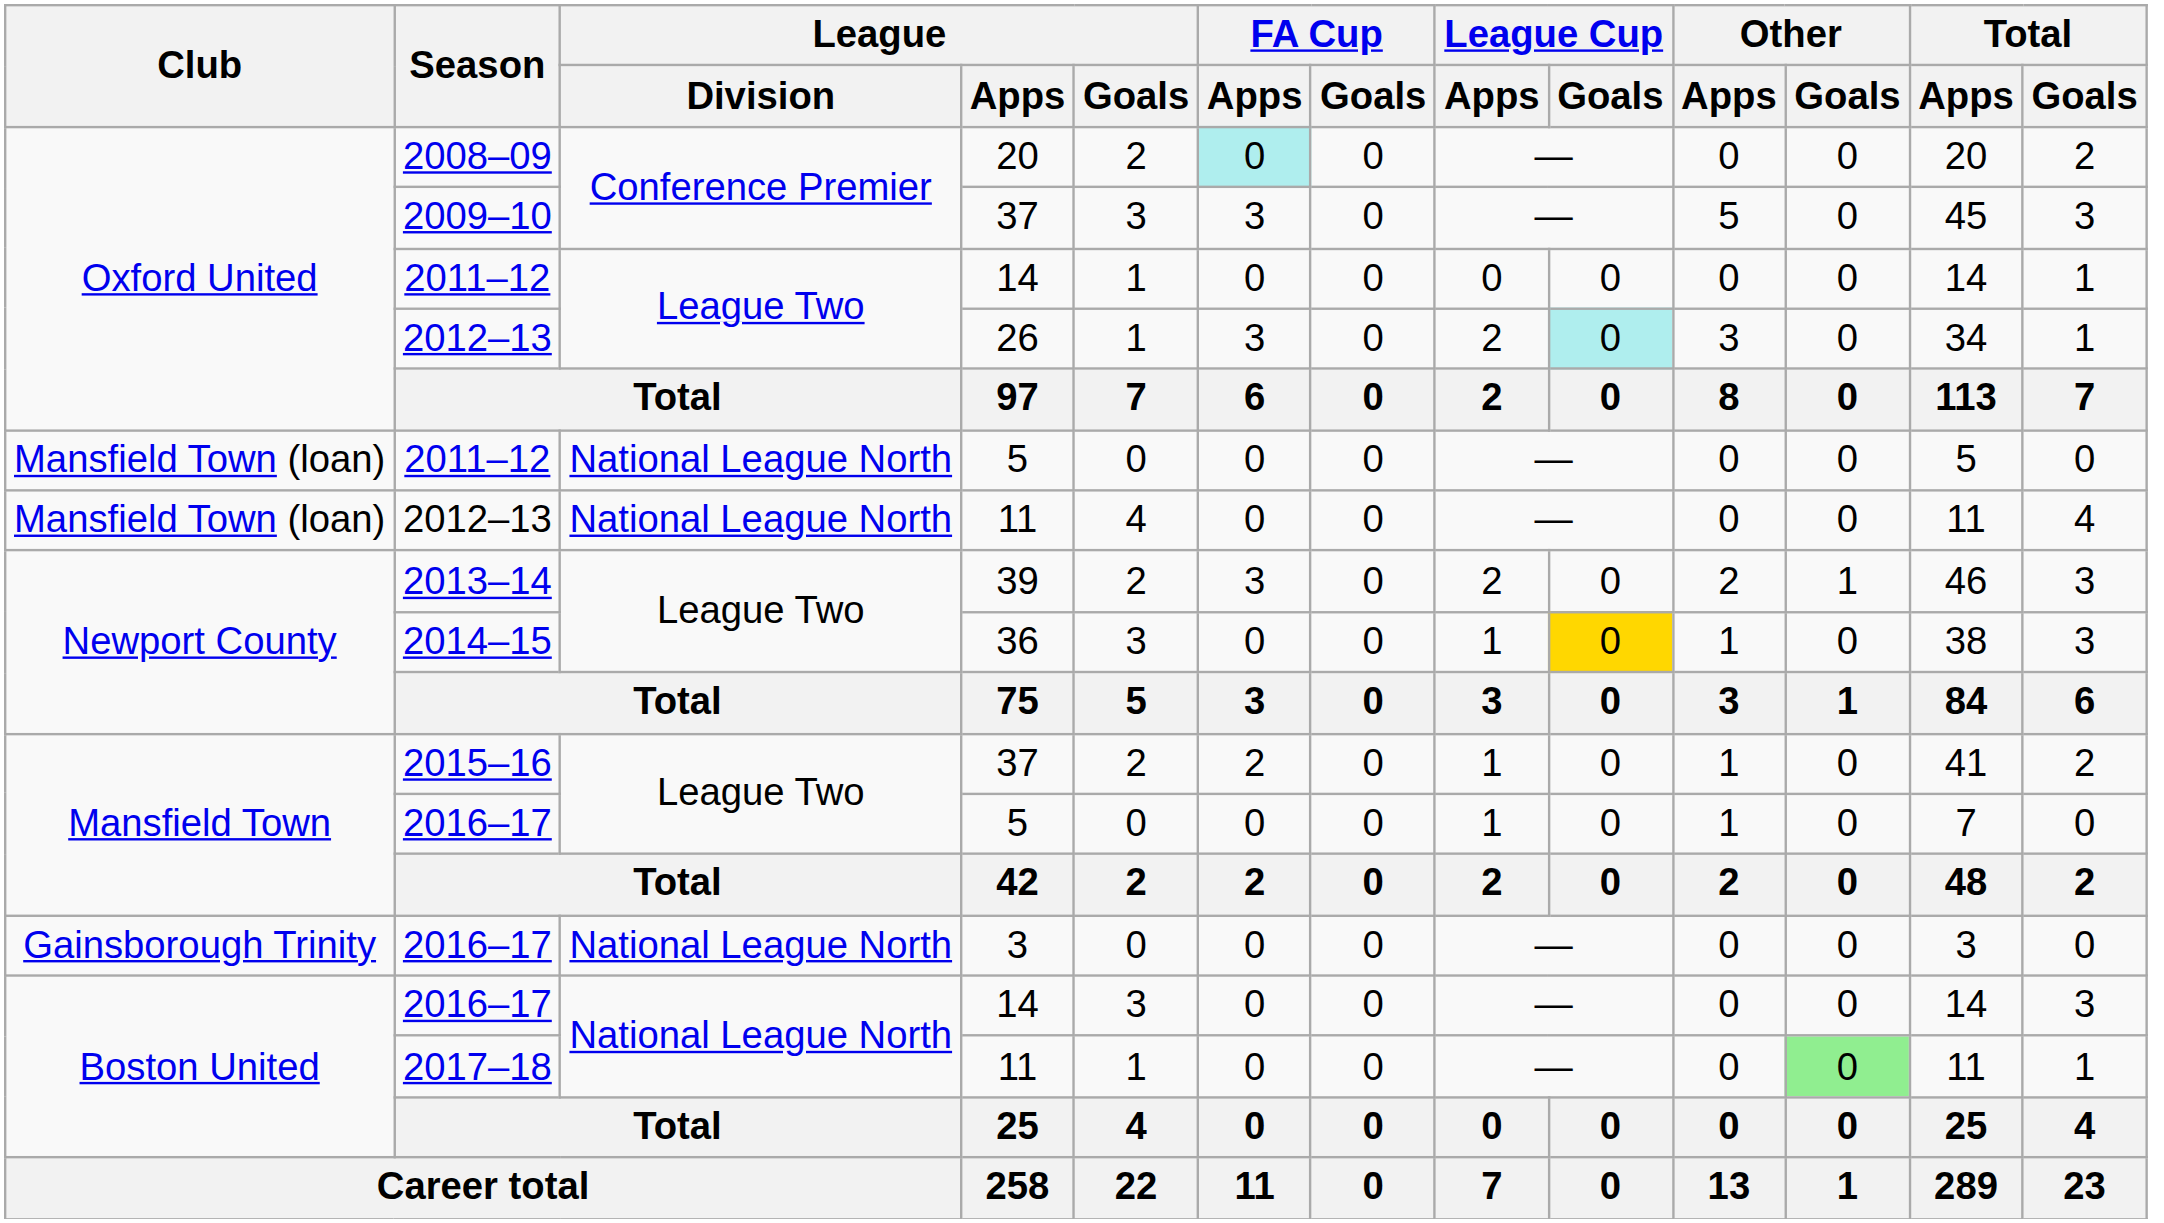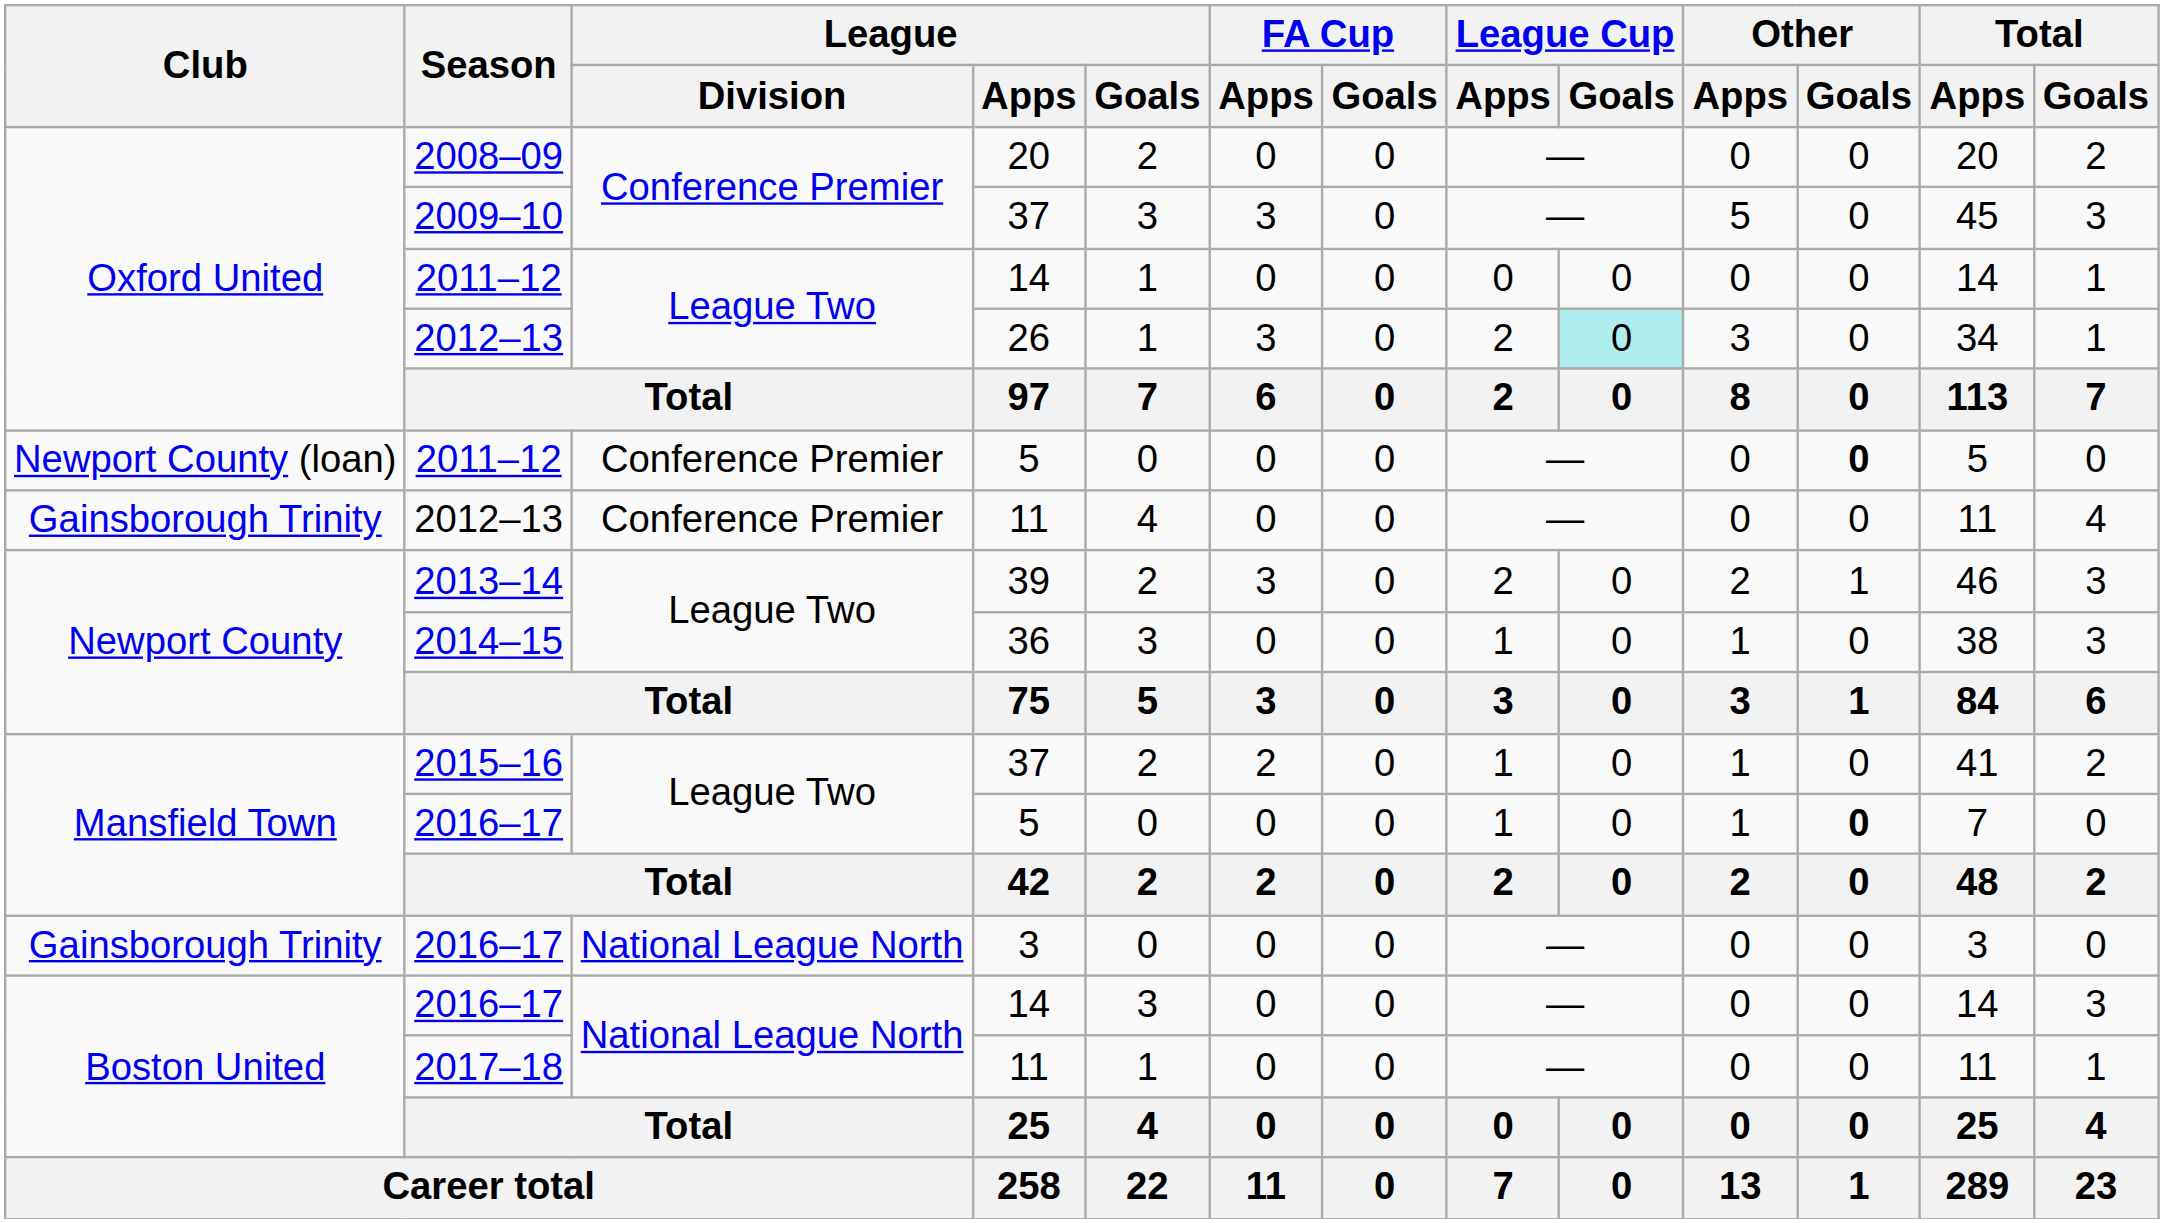(1255, 156) paleturquoise background -> (1266, 156) no background
(200, 459) Mansfield Town (loan) -> (205, 459) Newport County (loan)
(761, 459) National League North -> (772, 459) Conference Premier
(1847, 459) normal -> (1859, 459) bold
(200, 519) Mansfield Town (loan) -> (205, 519) Gainsborough Trinity
(761, 519) National League North -> (772, 519) Conference Premier
(1610, 641) gold background -> (1622, 641) no background
(1847, 823) normal -> (1859, 823) bold
(1847, 1065) lightgreen background -> (1859, 1065) no background
